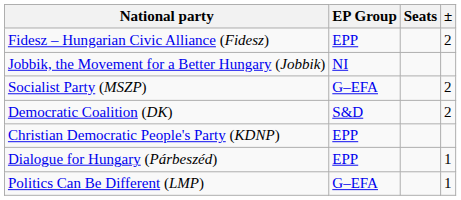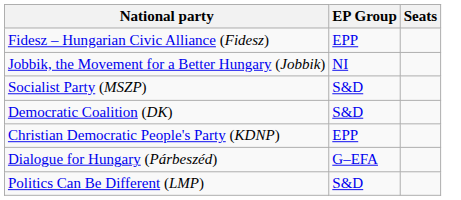- column: (448, 16)
(355, 87) G–EFA -> (348, 87) S&D
(345, 159) EPP -> (355, 159) G–EFA
(355, 183) G–EFA -> (348, 183) S&D
